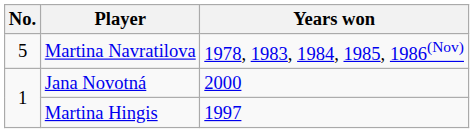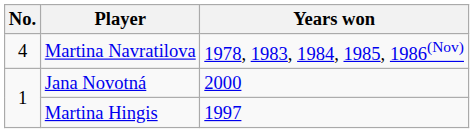(23, 51) 5 -> (23, 51) 4
